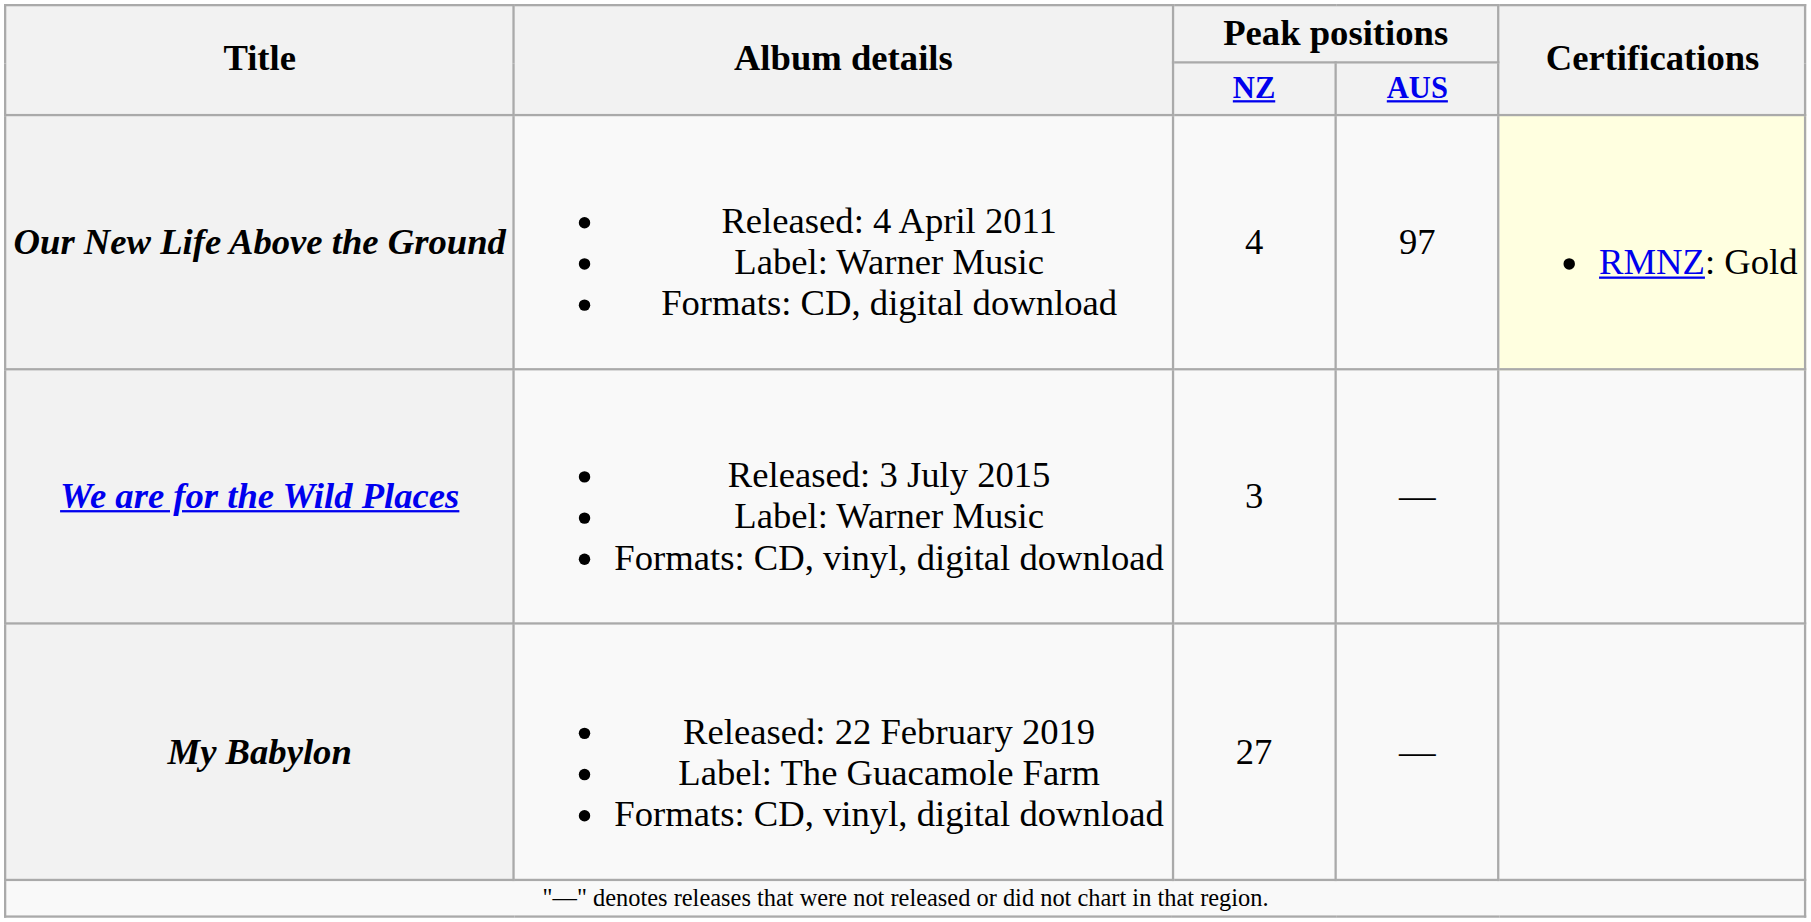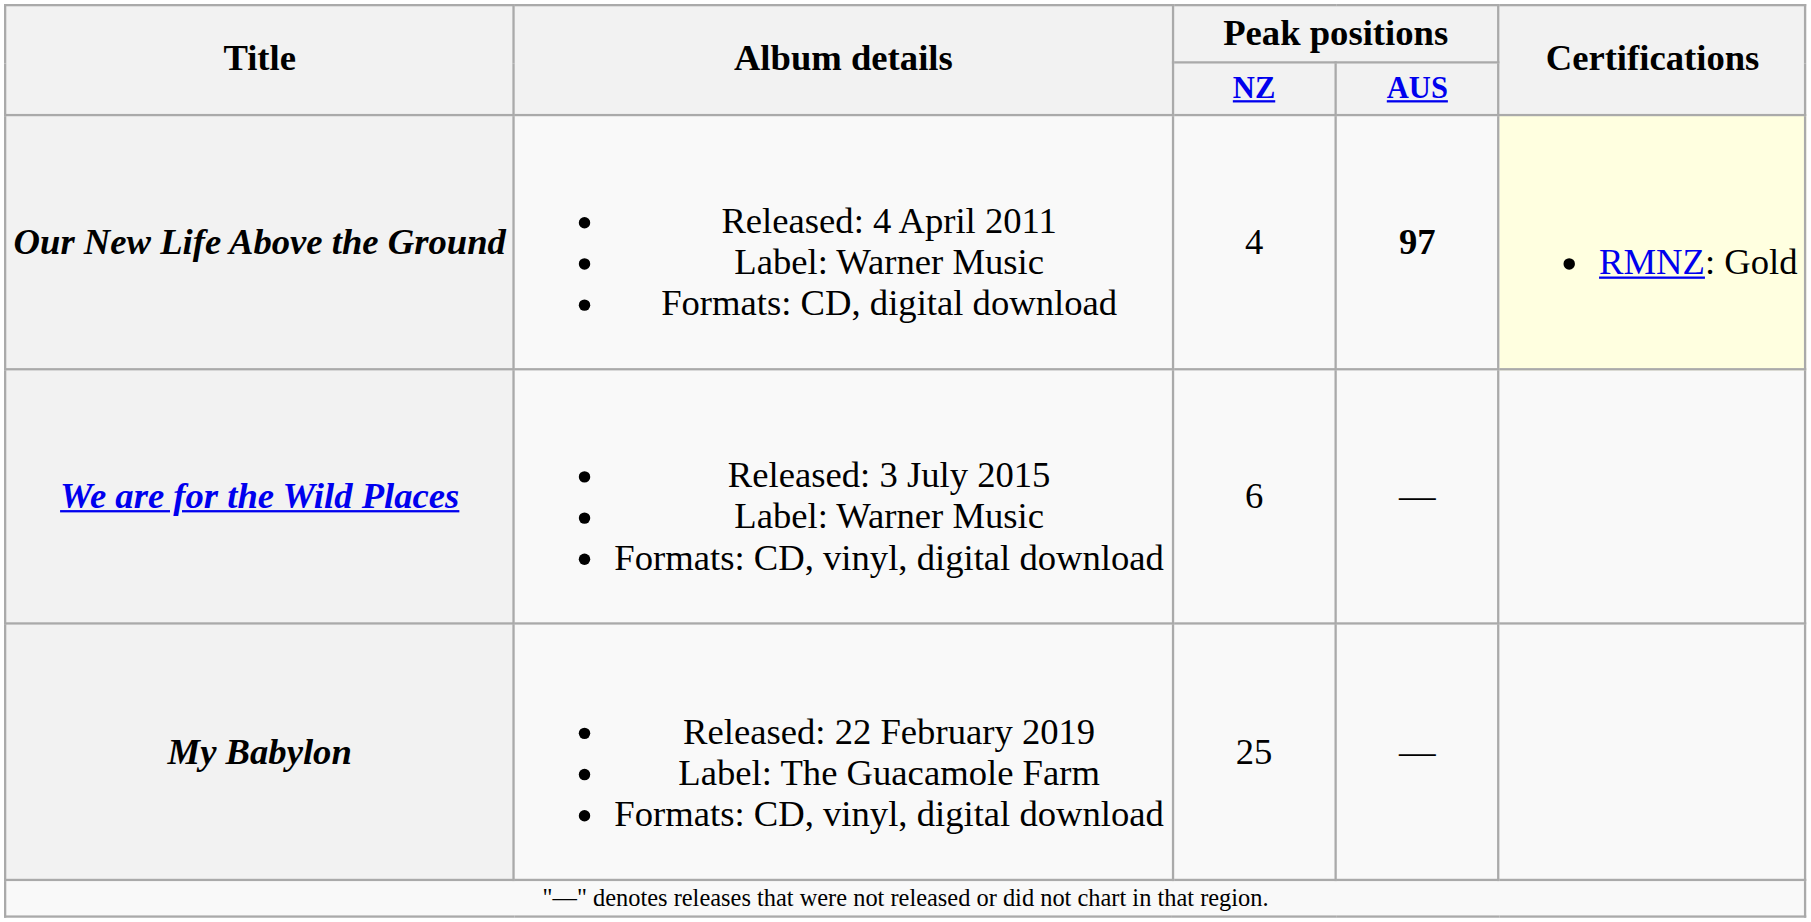(1417, 241) normal -> (1417, 241) bold
(1254, 496) 3 -> (1254, 496) 6
(1254, 751) 27 -> (1254, 751) 25
